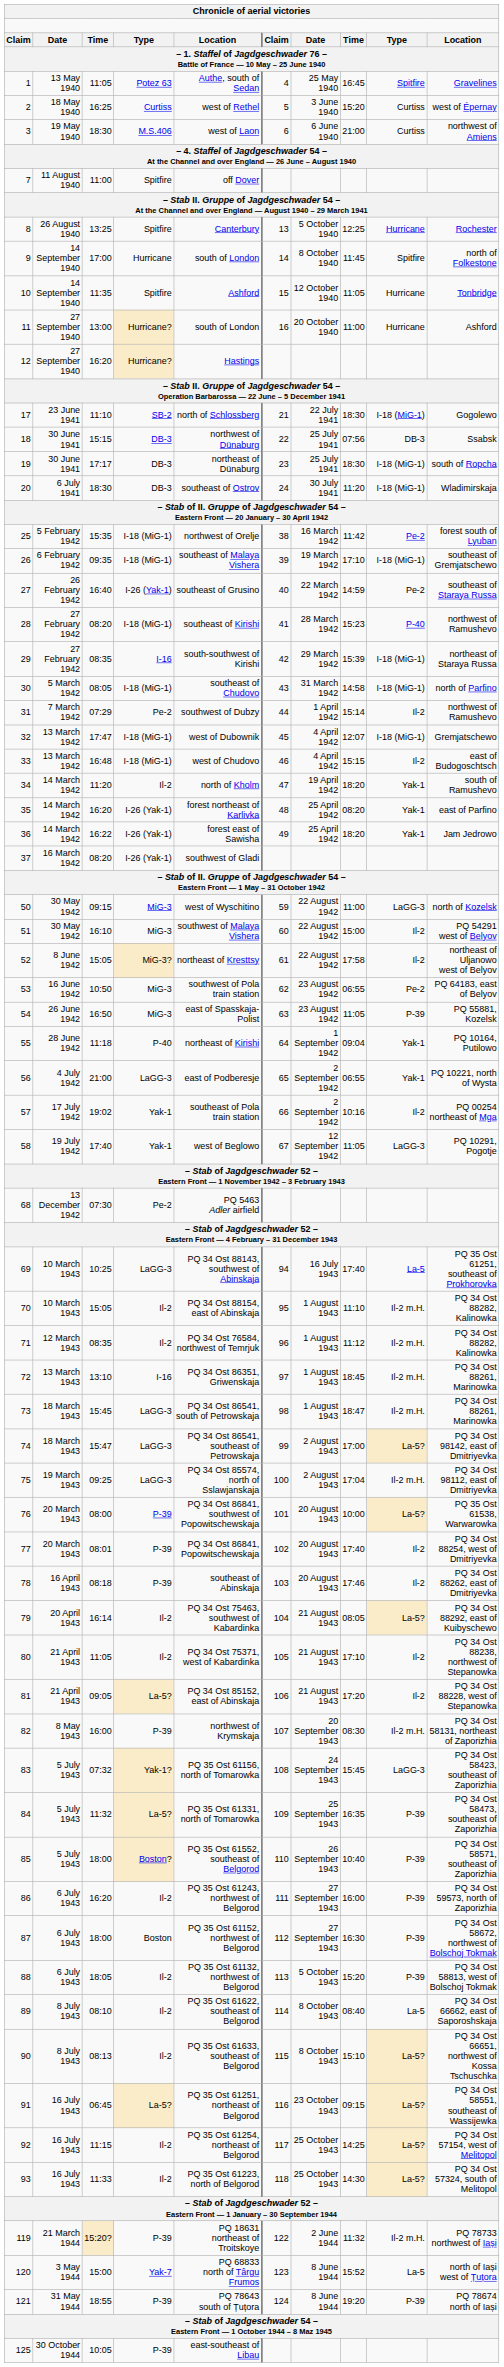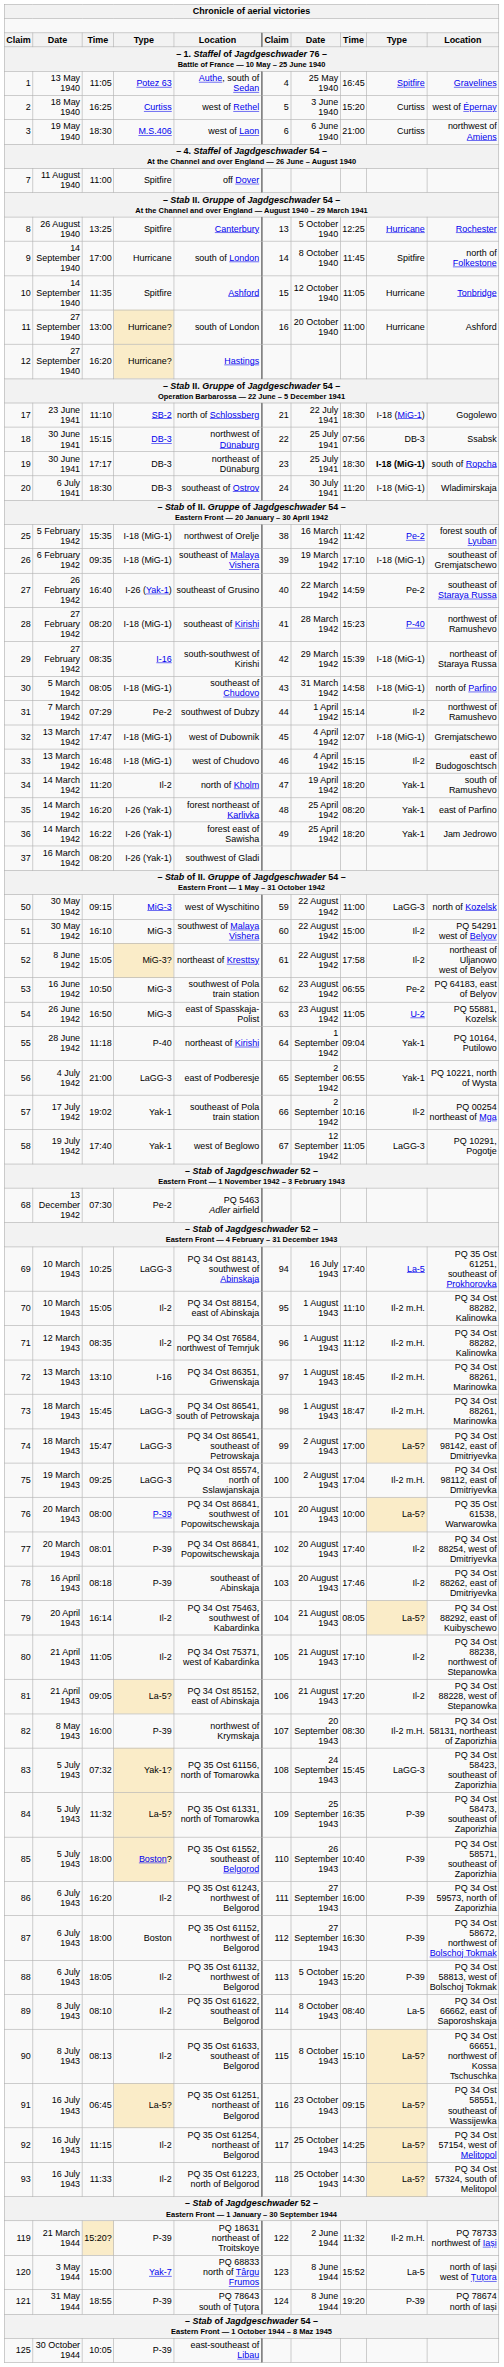(401, 463) normal -> (400, 463) bold
(415, 1014) P-39 -> (418, 1014) U-2
